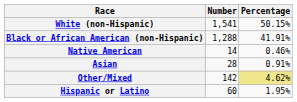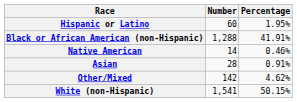rows swapped: (105, 24) <-> (105, 91)
(278, 78) khaki background -> (278, 78) no background
